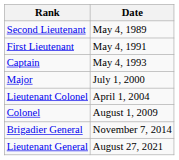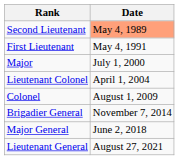(120, 29) no background -> (120, 29) lightsalmon background
- row: (23, 63)
+ row: (38, 130)
